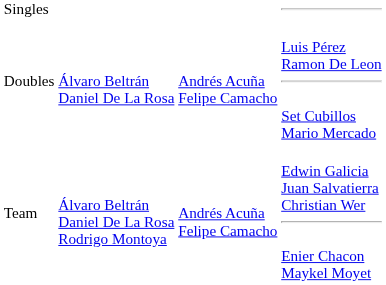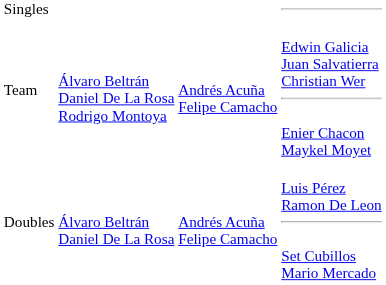rows swapped: (29, 81) <-> (21, 213)
